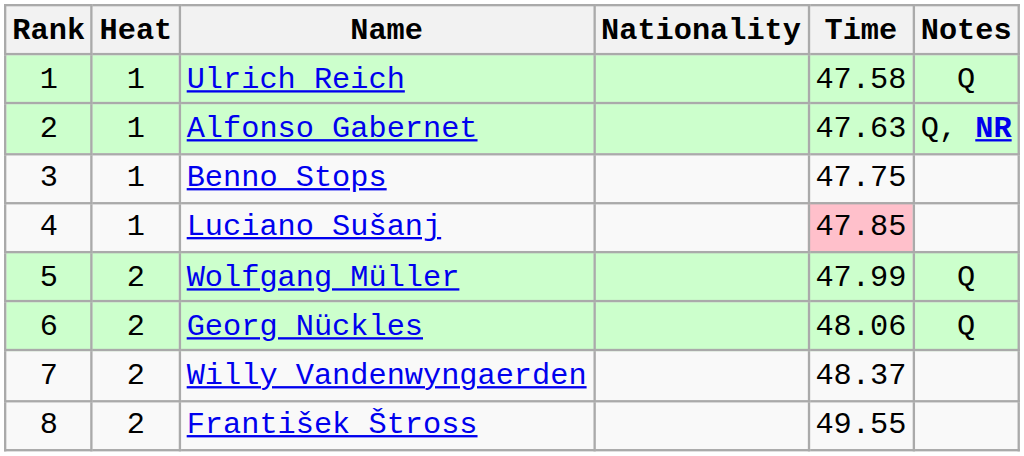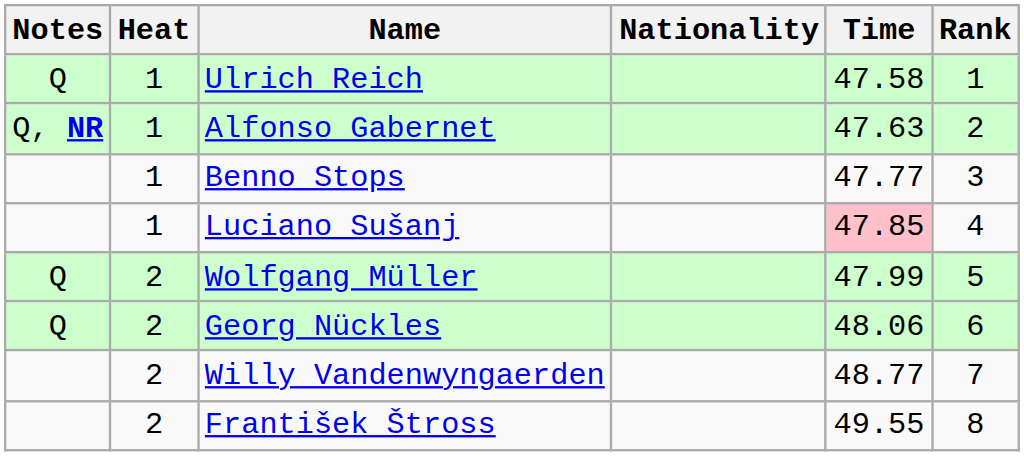columns swapped: (49, 30) <-> (966, 30)
(861, 178) 47.75 -> (879, 178) 47.77
(861, 375) 48.37 -> (879, 375) 48.77
